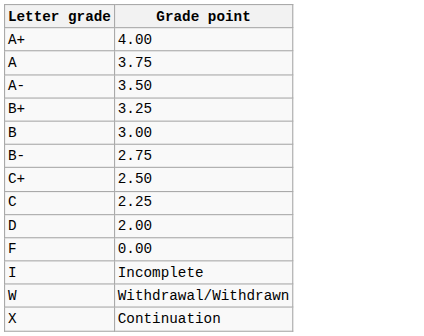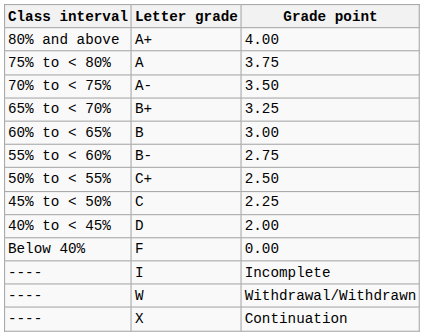+ column: (68, 16)
